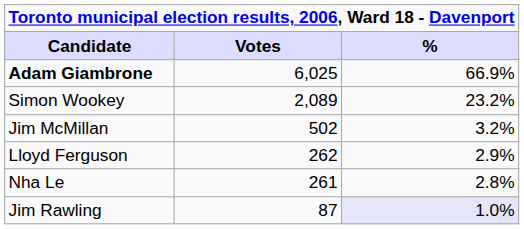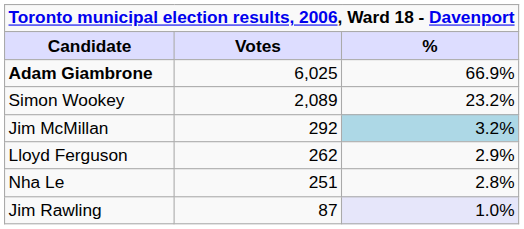(323, 127) 502 -> (323, 127) 292
(495, 127) no background -> (495, 127) lightblue background
(323, 182) 261 -> (323, 182) 251
